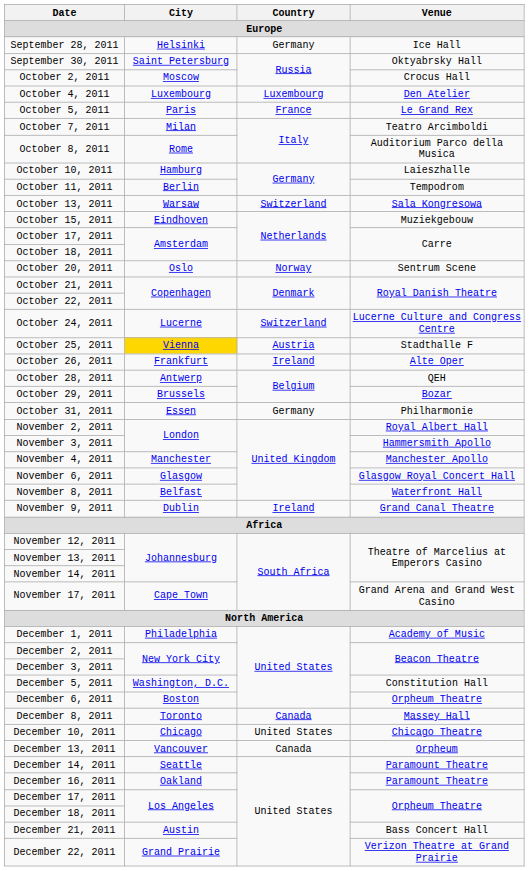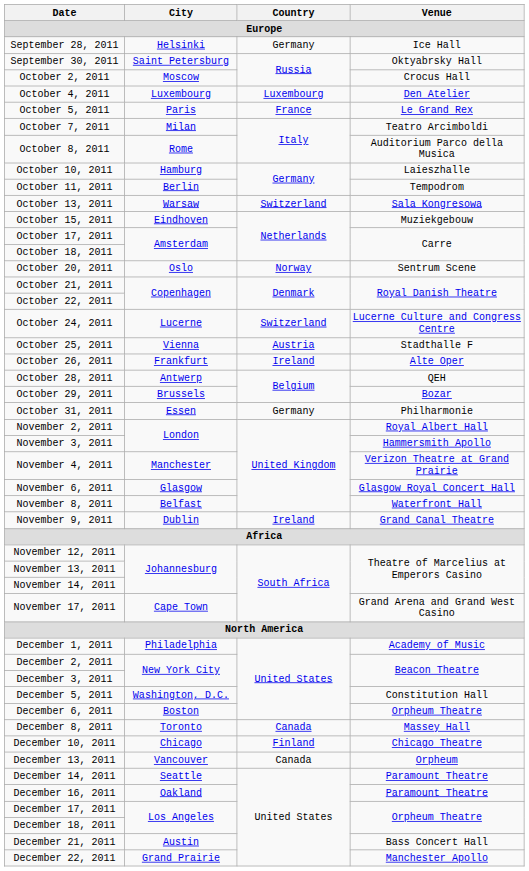(181, 346) gold background -> (181, 346) no background
(437, 460) Manchester Apollo -> (437, 466) Verizon Theatre at Grand Prairie
(293, 732) United States -> (293, 744) Finland
(437, 852) Verizon Theatre at Grand Prairie -> (437, 858) Manchester Apollo
